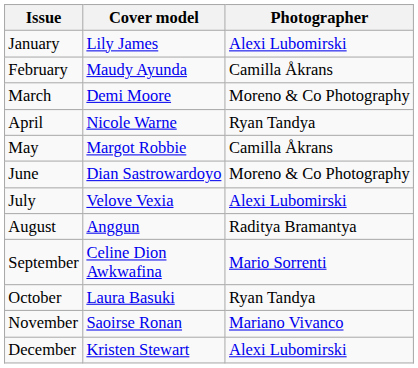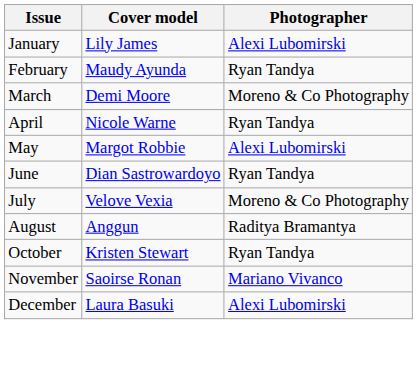(281, 69) Camilla Åkrans -> (271, 69) Ryan Tandya
(281, 148) Camilla Åkrans -> (287, 148) Alexi Lubomirski
(319, 174) Moreno & Co Photography -> (271, 174) Ryan Tandya
(288, 200) Alexi Lubomirski -> (318, 200) Moreno & Co Photography
- row: (44, 262)
(131, 297) Laura Basuki -> (137, 252) Kristen Stewart
(138, 349) Kristen Stewart -> (130, 305) Laura Basuki
